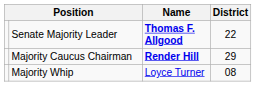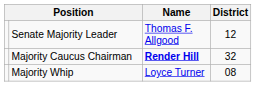(170, 34) bold -> (169, 34) normal
(230, 34) 22 -> (230, 34) 12
(230, 56) 29 -> (230, 56) 32
